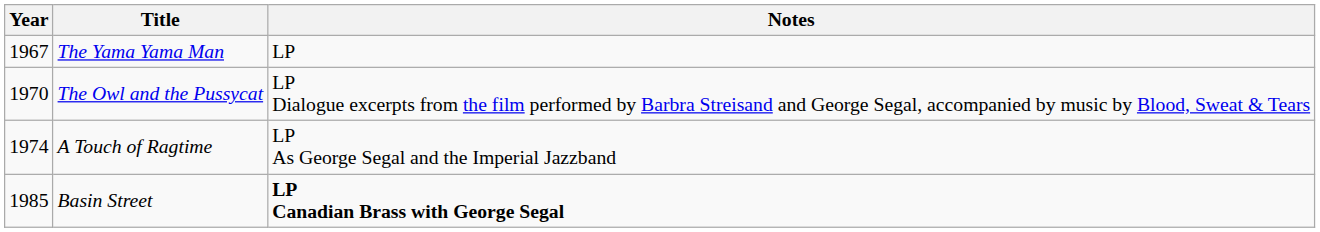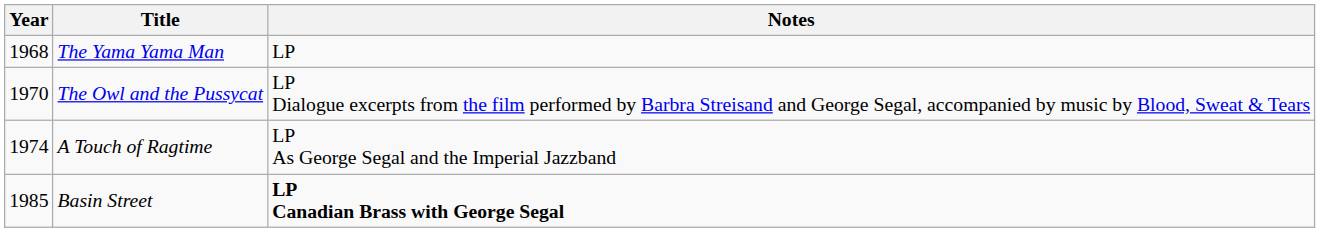(29, 51) 1967 -> (29, 51) 1968
